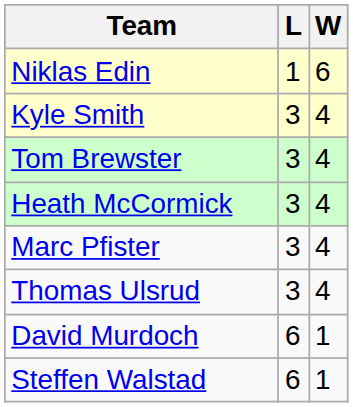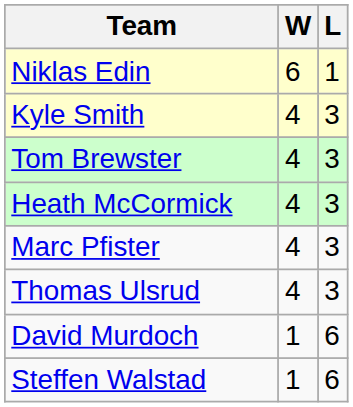columns swapped: (328, 26) <-> (294, 26)
